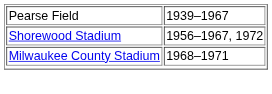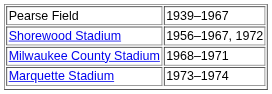+ row: (61, 76)
